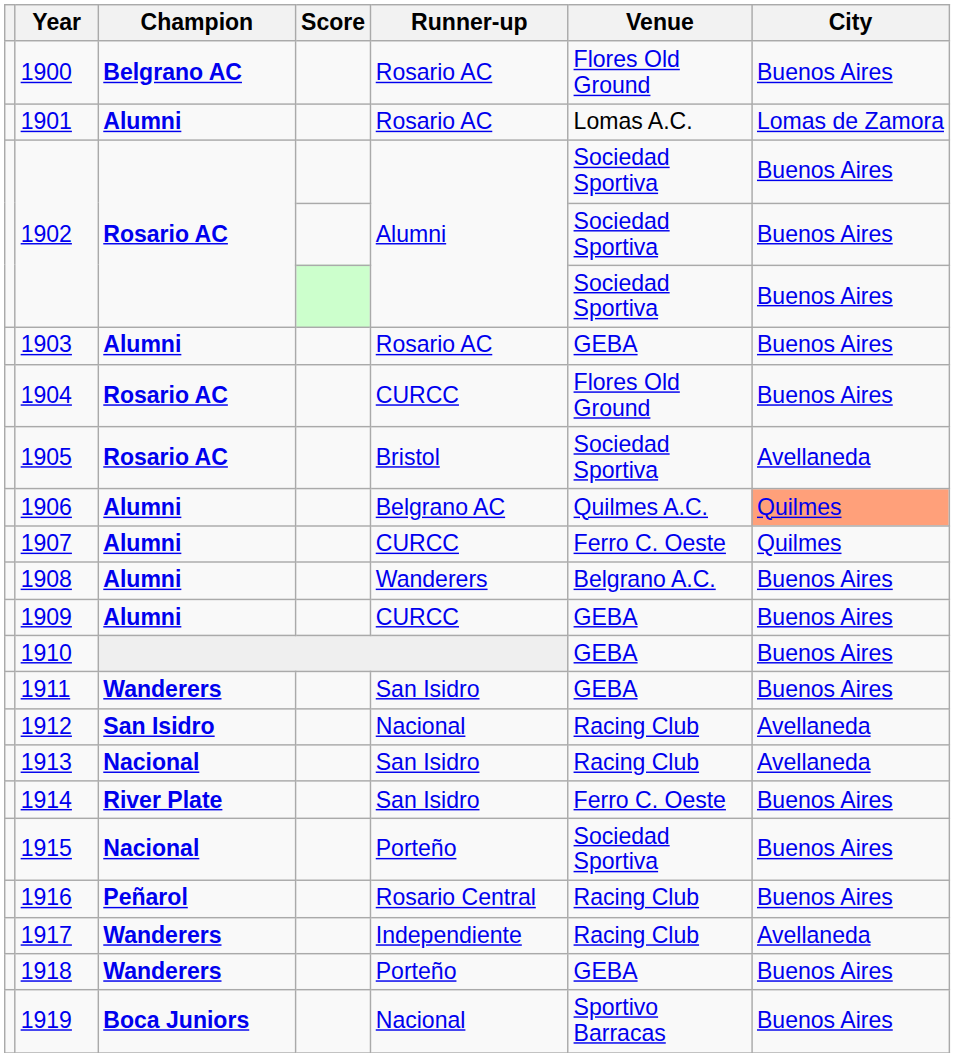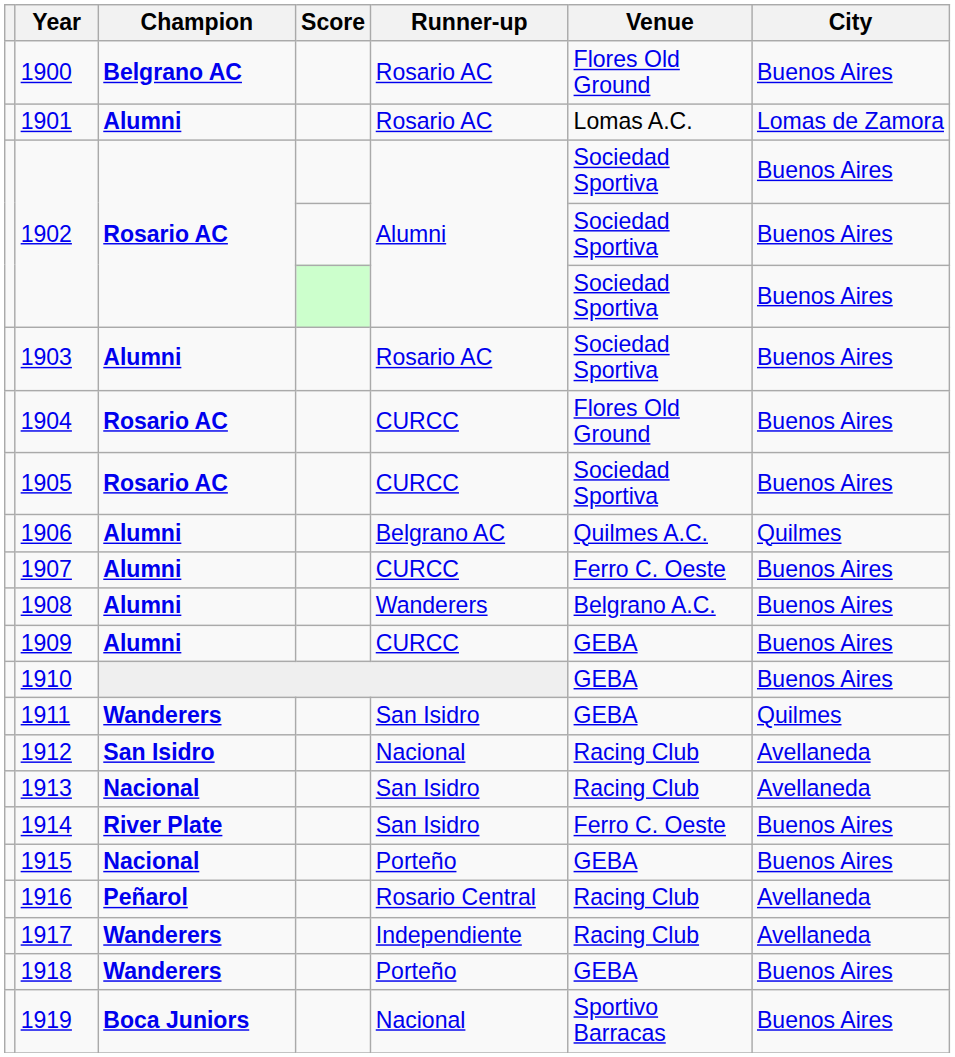(606, 345) GEBA -> (622, 358) Sociedad Sportiva
(408, 457) Bristol -> (417, 483) CURCC
(814, 457) Avellaneda -> (825, 483) Buenos Aires
(799, 507) lightsalmon background -> (799, 533) no background
(799, 543) Quilmes -> (825, 569) Buenos Aires
(825, 689) Buenos Aires -> (799, 715) Quilmes
(622, 848) Sociedad Sportiva -> (606, 861) GEBA
(825, 898) Buenos Aires -> (814, 898) Avellaneda
